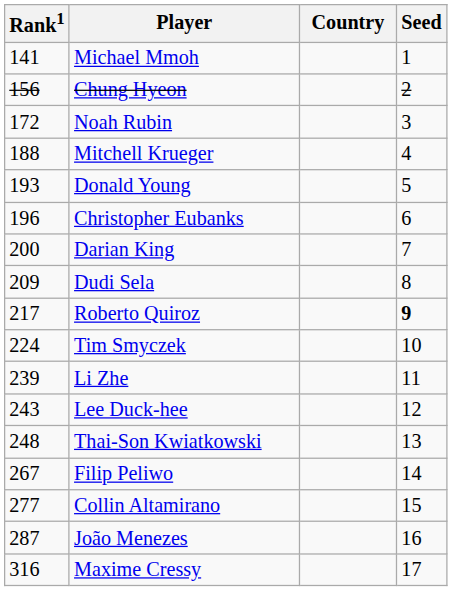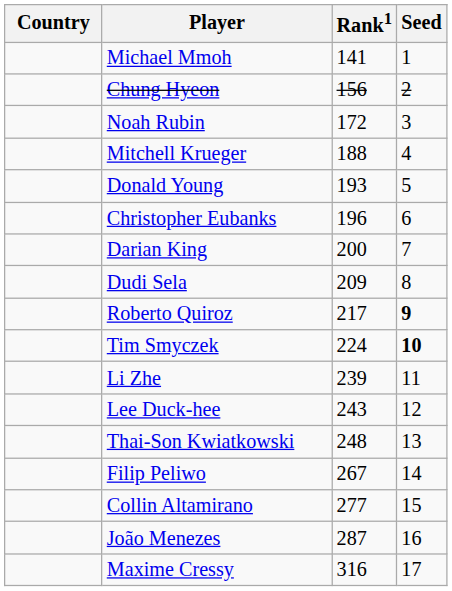columns swapped: (348, 23) <-> (37, 23)
(411, 345) normal -> (411, 345) bold
